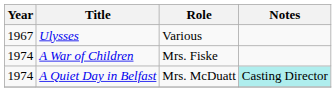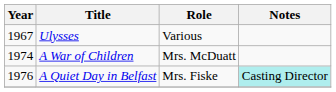(190, 55) Mrs. Fiske -> (199, 55) Mrs. McDuatt
(20, 76) 1974 -> (20, 76) 1976
(199, 76) Mrs. McDuatt -> (190, 76) Mrs. Fiske
